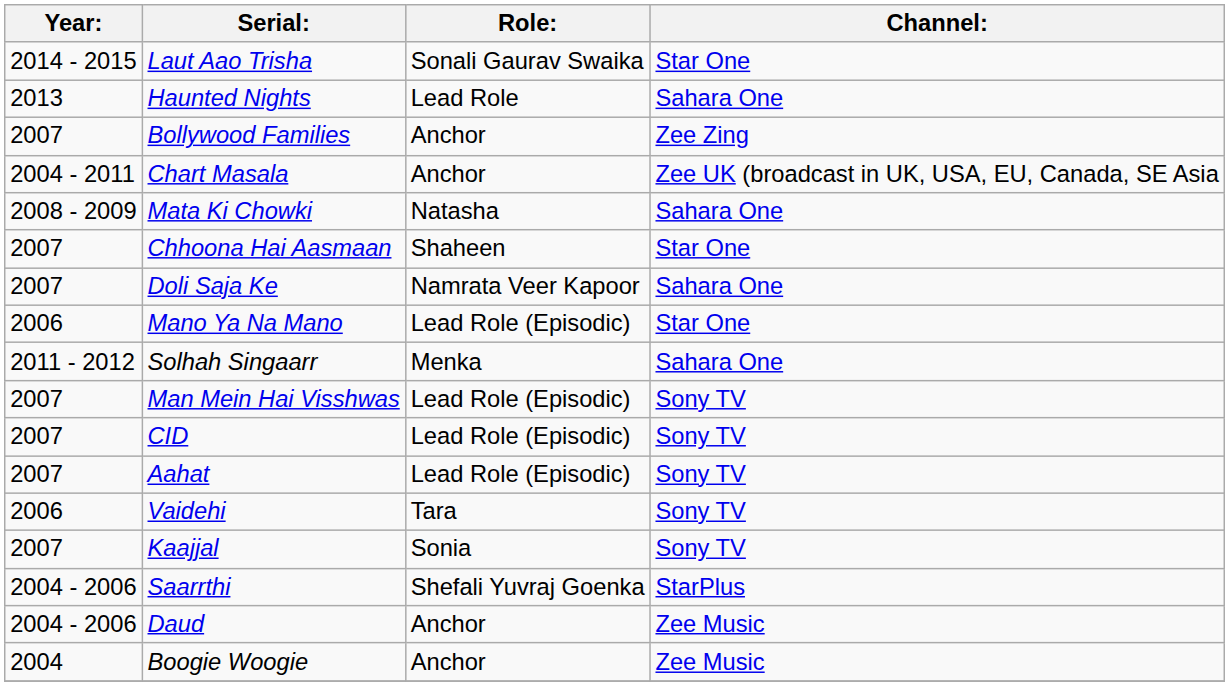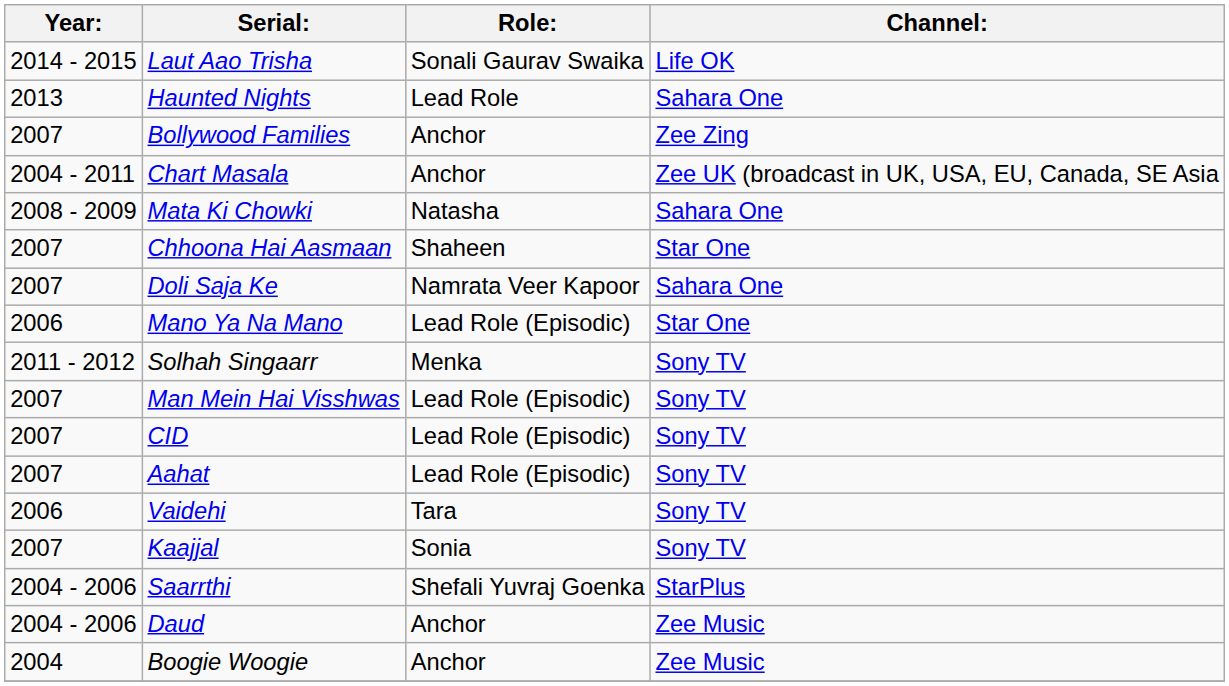(703, 60) Star One -> (695, 60) Life OK
(719, 361) Sahara One -> (701, 361) Sony TV
